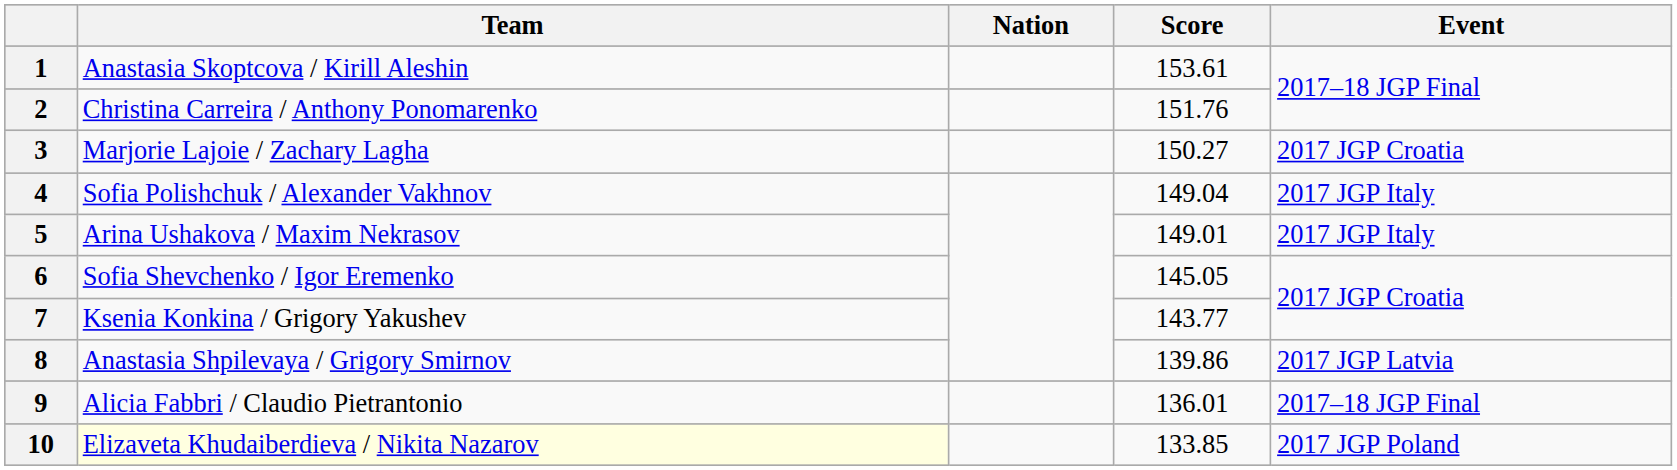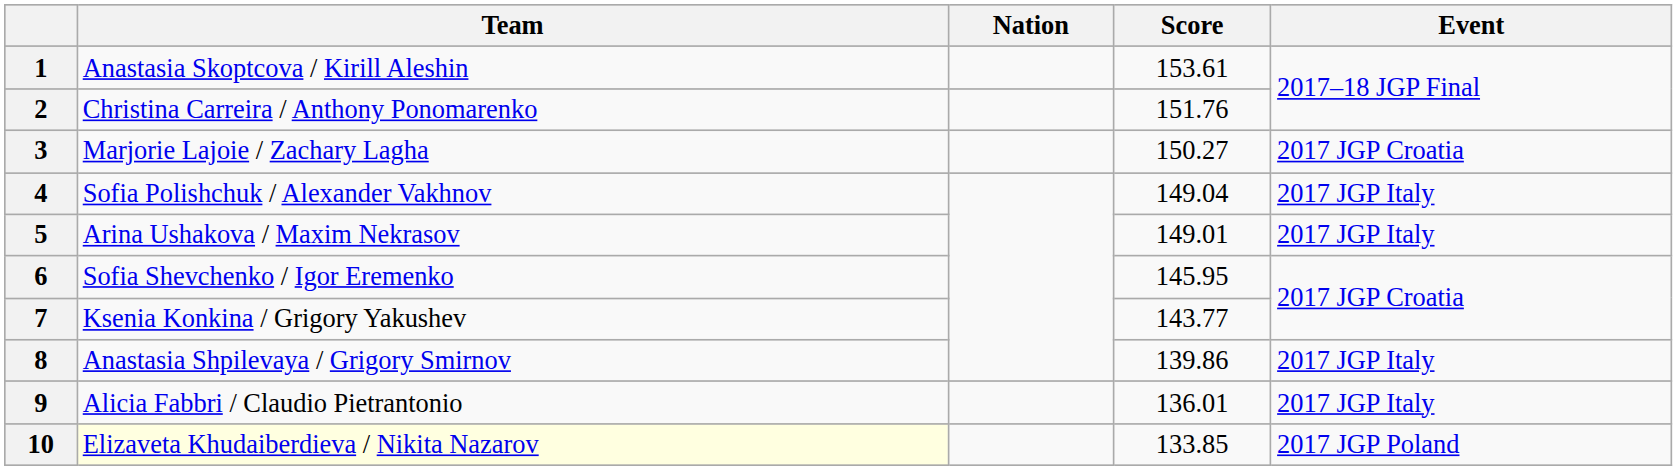(1192, 276) 145.05 -> (1192, 276) 145.95
(1365, 360) 2017 JGP Latvia -> (1356, 360) 2017 JGP Italy
(1379, 402) 2017–18 JGP Final -> (1356, 402) 2017 JGP Italy
